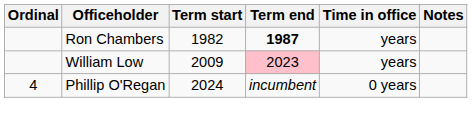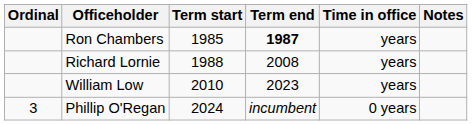(207, 39) 1982 -> (207, 39) 1985
+ row: (113, 62)
(207, 62) 2009 -> (207, 85) 2010
(283, 62) pink background -> (283, 85) no background
(33, 85) 4 -> (33, 108) 3
